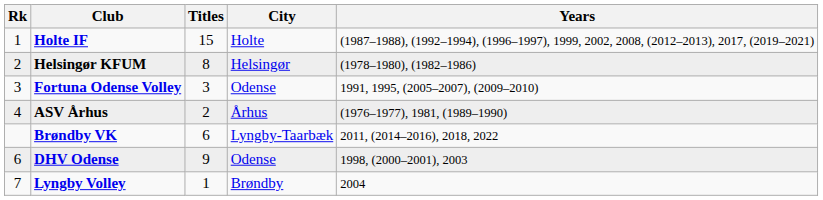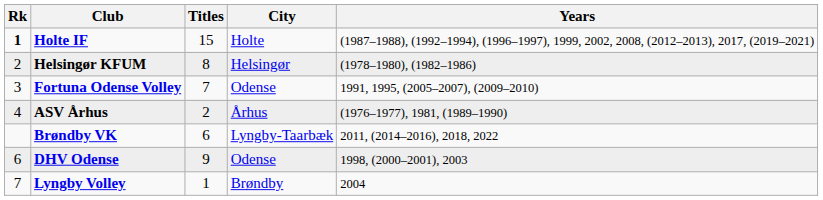(18, 40) normal -> (18, 40) bold
(206, 87) 3 -> (206, 87) 7
